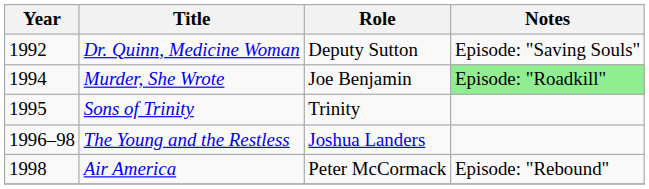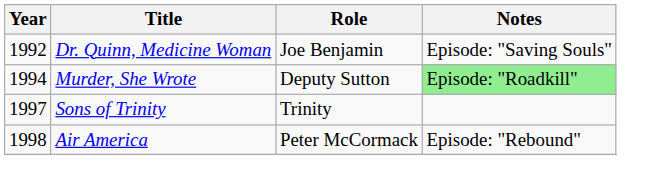(363, 49) Deputy Sutton -> (332, 49) Joe Benjamin
(360, 79) Joe Benjamin -> (335, 79) Deputy Sutton
(28, 109) 1995 -> (28, 109) 1997
- row: (187, 139)
